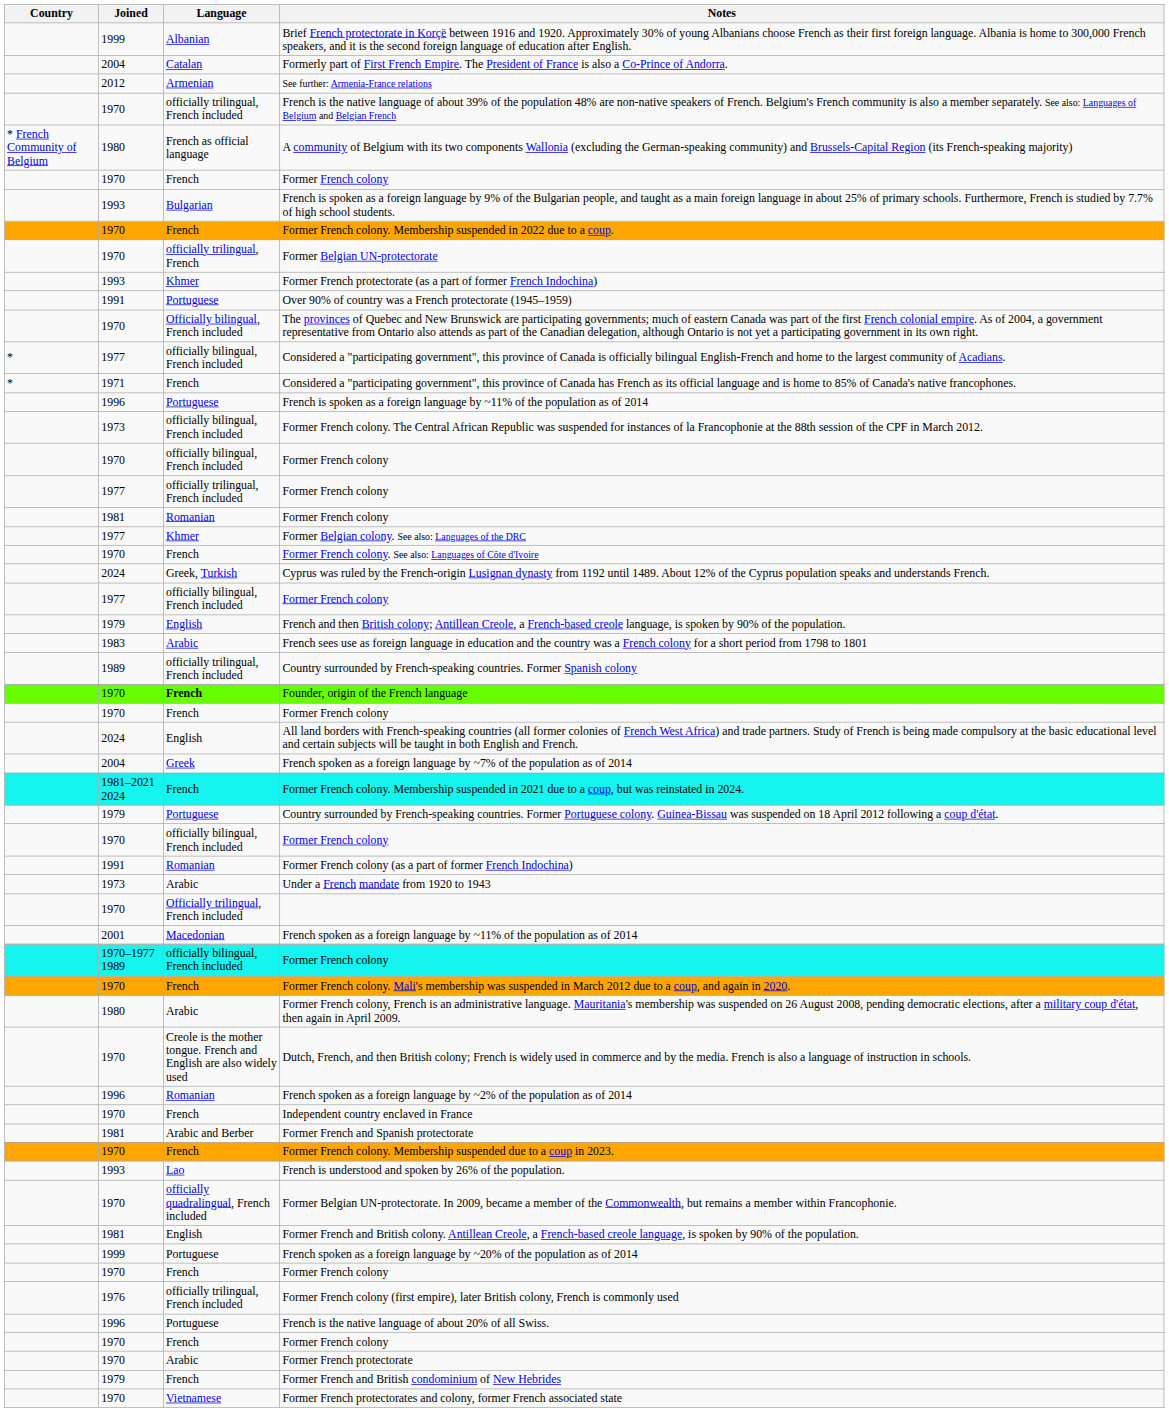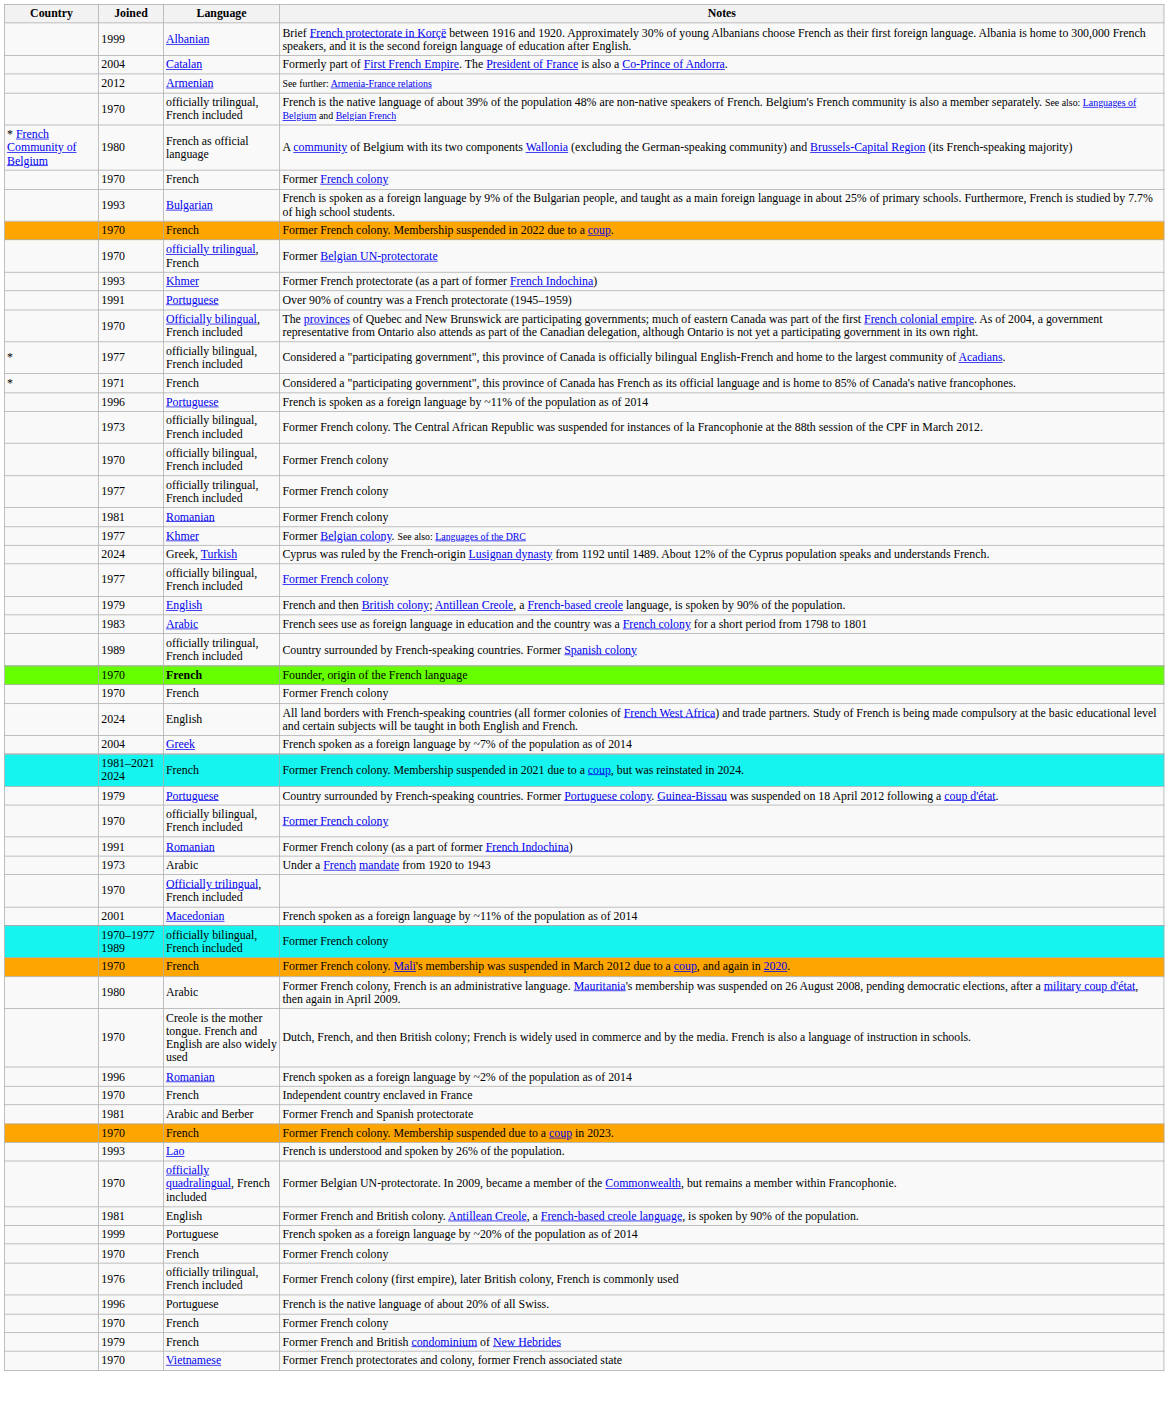- row: (113, 554)
- row: (113, 1360)
